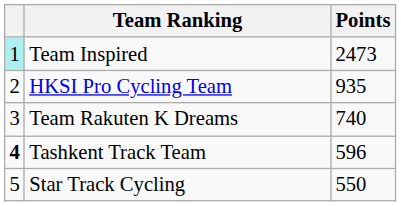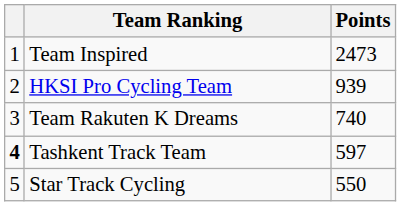(15, 53) paleturquoise background -> (15, 53) no background
(351, 86) 935 -> (351, 86) 939
(351, 151) 596 -> (351, 151) 597
